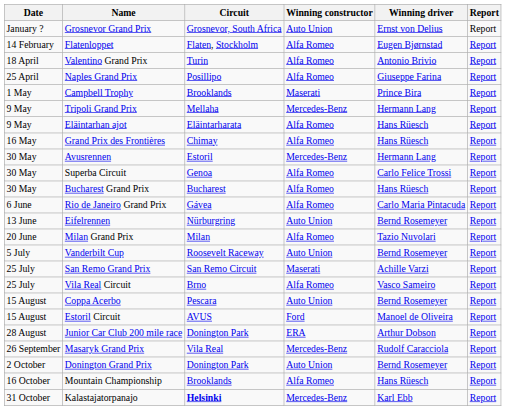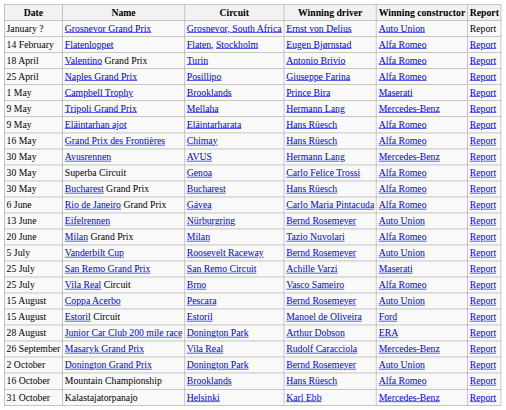columns swapped: (421, 12) <-> (329, 12)
(200, 157) Estoril -> (199, 157) AVUS
(199, 317) AVUS -> (200, 317) Estoril
(204, 397) bold -> (203, 397) normal
